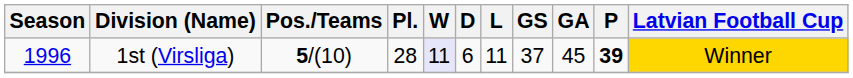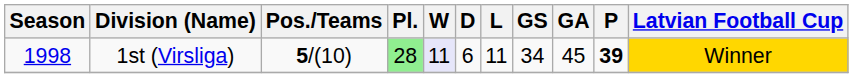(47, 55) 1996 -> (47, 55) 1998
(405, 55) no background -> (405, 55) lightgreen background
(532, 55) 37 -> (532, 55) 34
